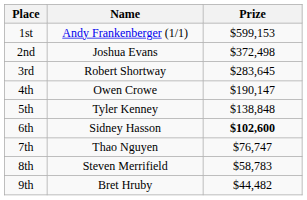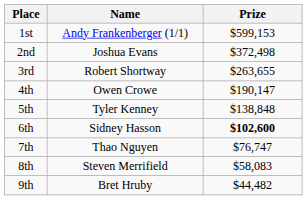(253, 71) $283,645 -> (253, 71) $263,655
(253, 166) $58,783 -> (253, 166) $58,083
